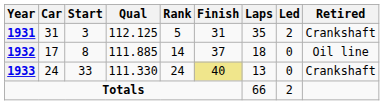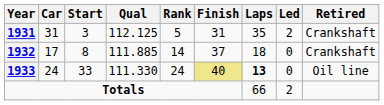(341, 52) Oil line -> (341, 52) Crankshaft
(259, 71) normal -> (259, 71) bold
(341, 71) Crankshaft -> (341, 71) Oil line
